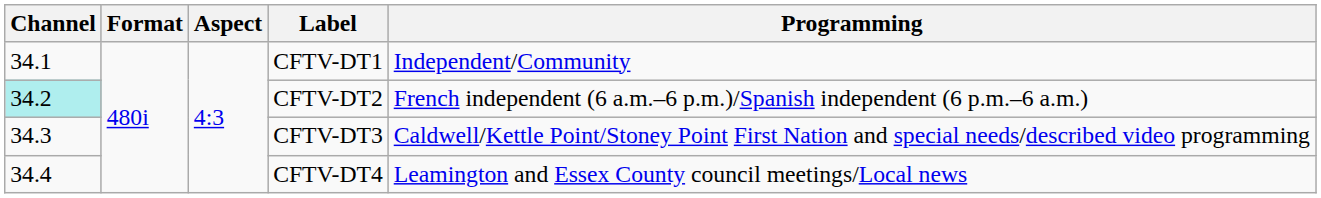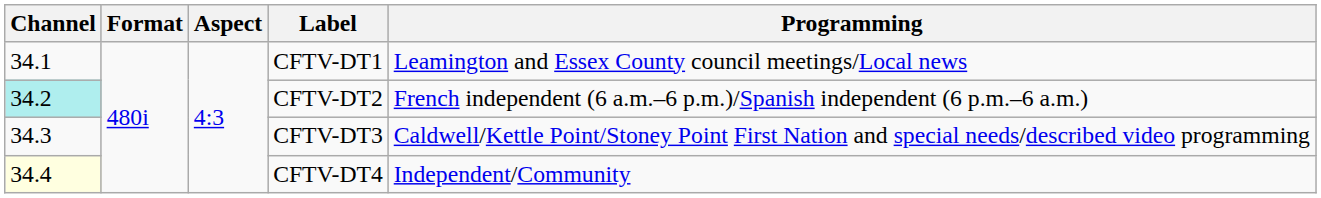(512, 60) Independent/Community -> (680, 60) Leamington and Essex County council meetings/Local news
(31, 173) no background -> (31, 173) lightyellow background
(680, 173) Leamington and Essex County council meetings/Local news -> (512, 173) Independent/Community
